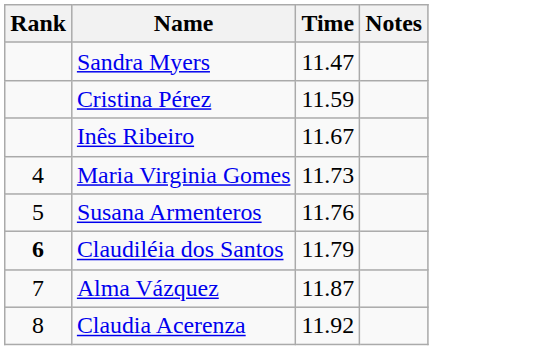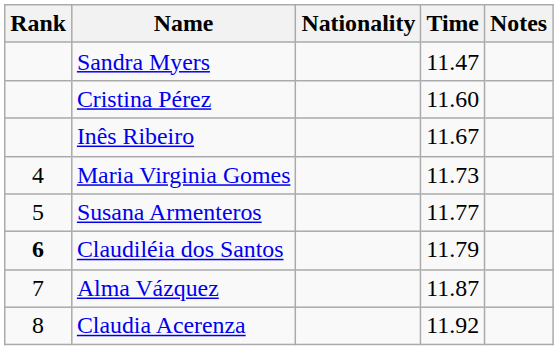+ column: (358, 23)
(328, 99) 11.59 -> (453, 99) 11.60
(328, 212) 11.76 -> (453, 212) 11.77
